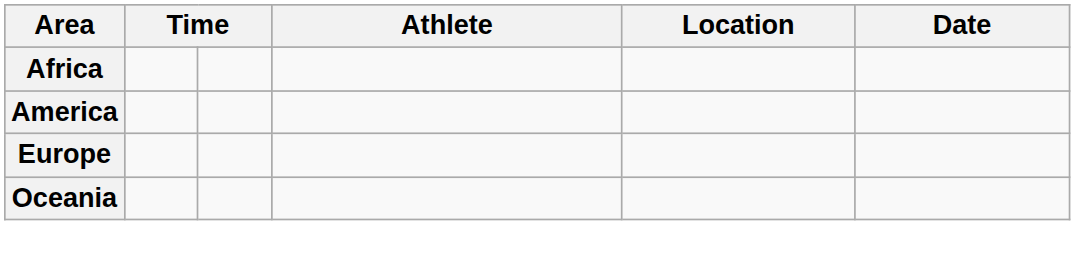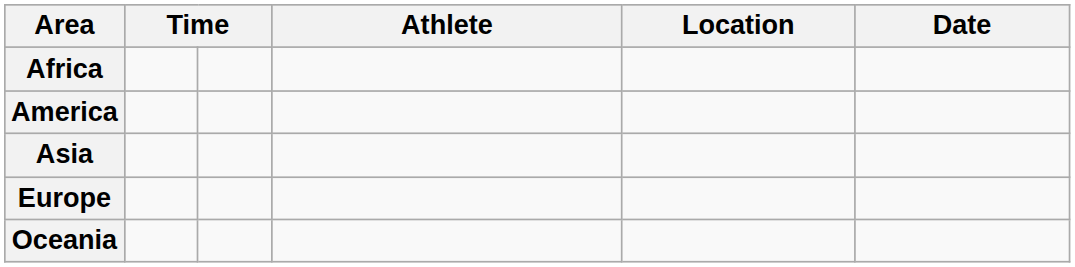+ row: (64, 154)
